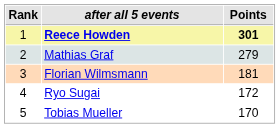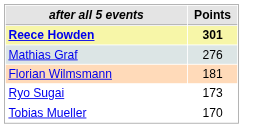- column: (23, 15)
(248, 55) 279 -> (213, 55) 276
(248, 93) 172 -> (213, 93) 173
